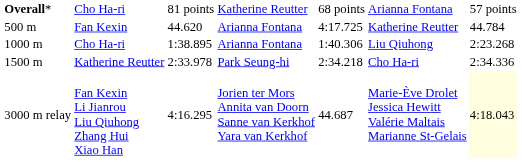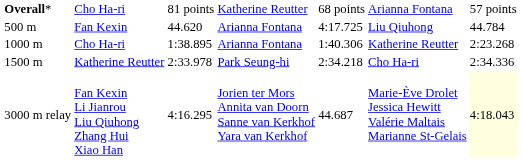(413, 26) Katherine Reutter -> (401, 26) Liu Qiuhong
(401, 44) Liu Qiuhong -> (413, 44) Katherine Reutter
